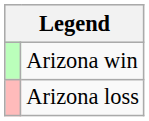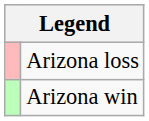rows swapped: (82, 60) <-> (83, 97)
